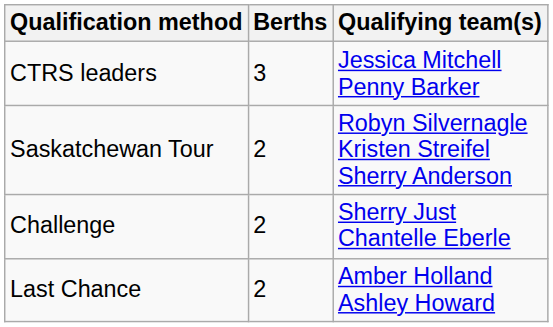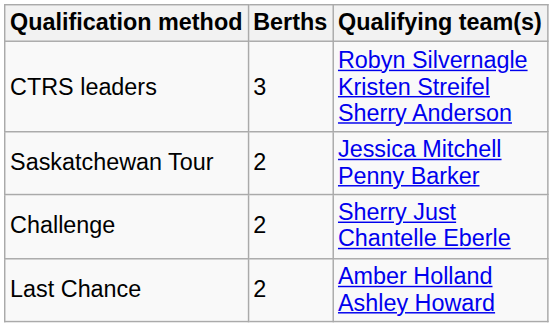(420, 73) Jessica Mitchell Penny Barker -> (433, 86) Robyn Silvernagle Kristen Streifel Sherry Anderson
(433, 149) Robyn Silvernagle Kristen Streifel Sherry Anderson -> (420, 162) Jessica Mitchell Penny Barker
